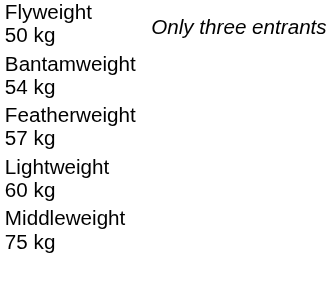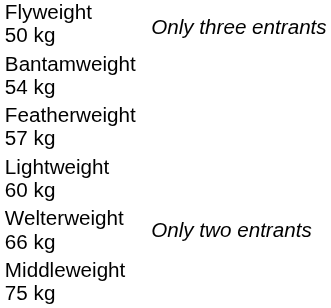+ row: (64, 230)
